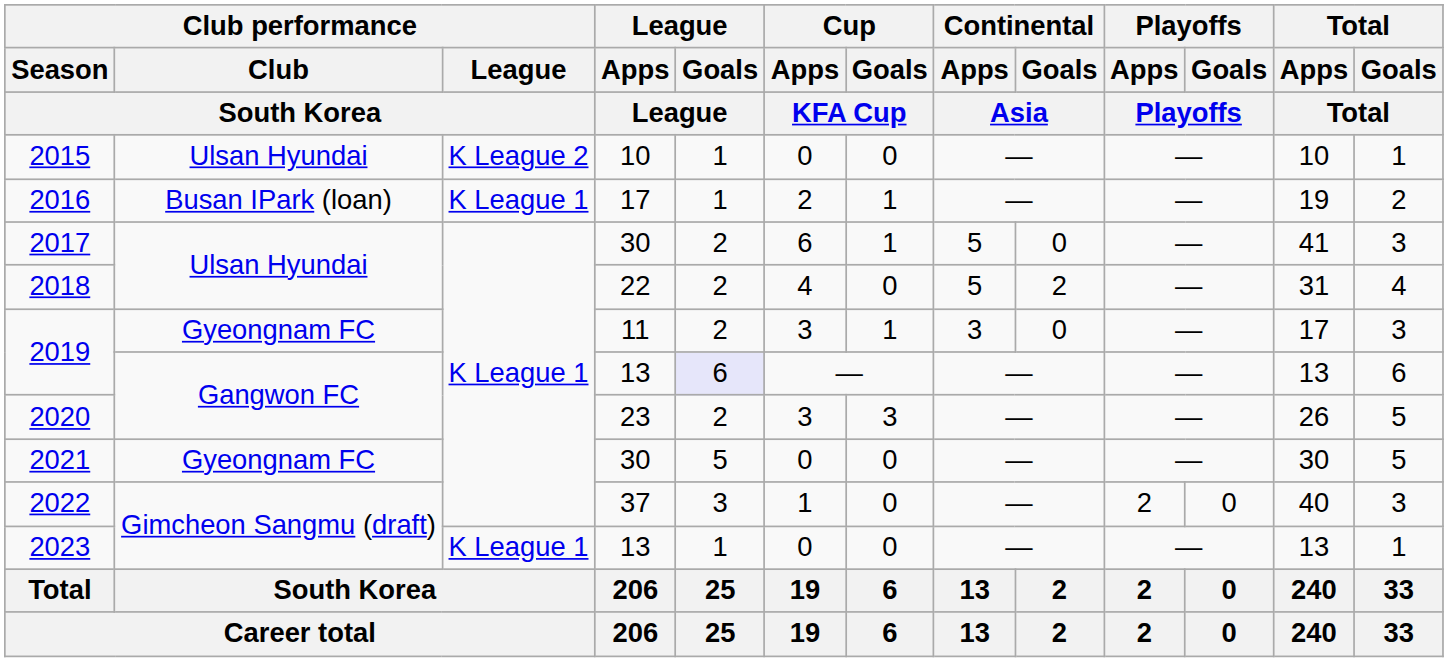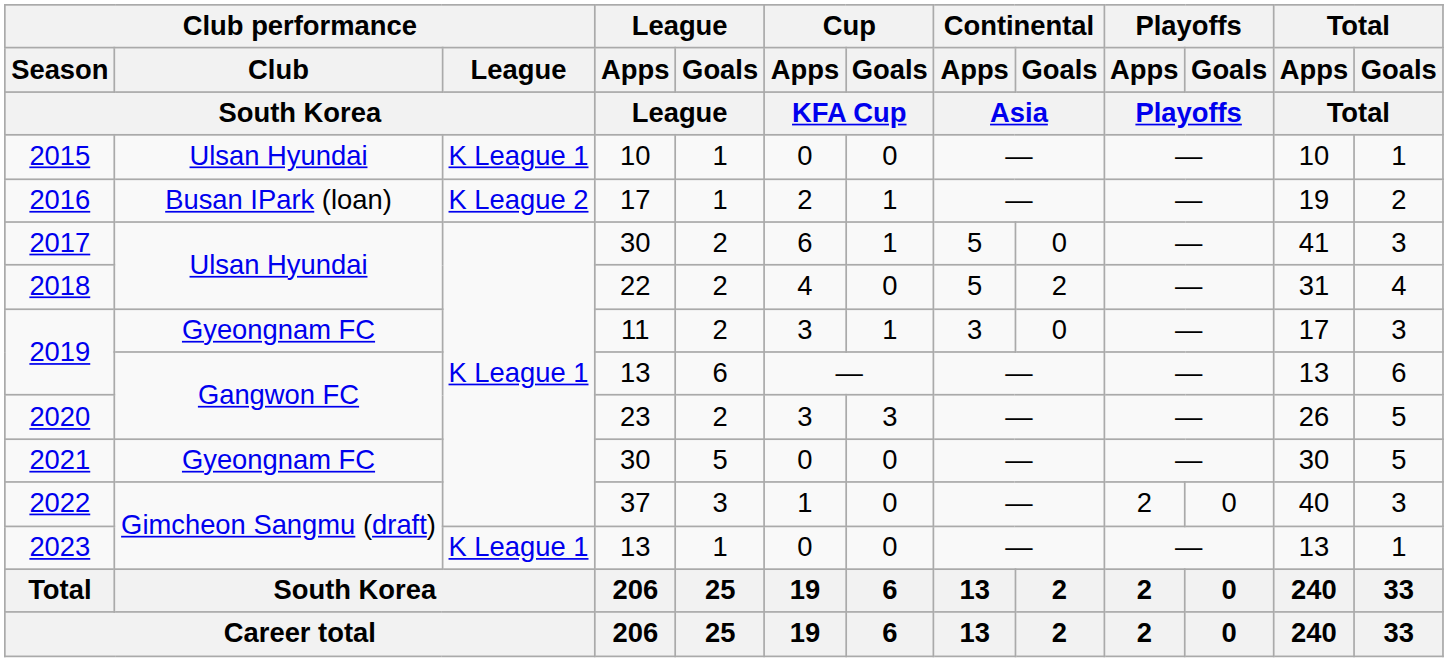(519, 156) K League 2 -> (519, 156) K League 1
(519, 199) K League 1 -> (519, 199) K League 2
(720, 373) lavender background -> (720, 373) no background
